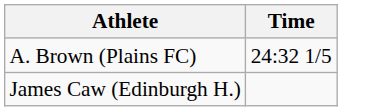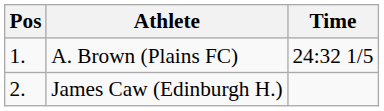+ column: (26, 21)
